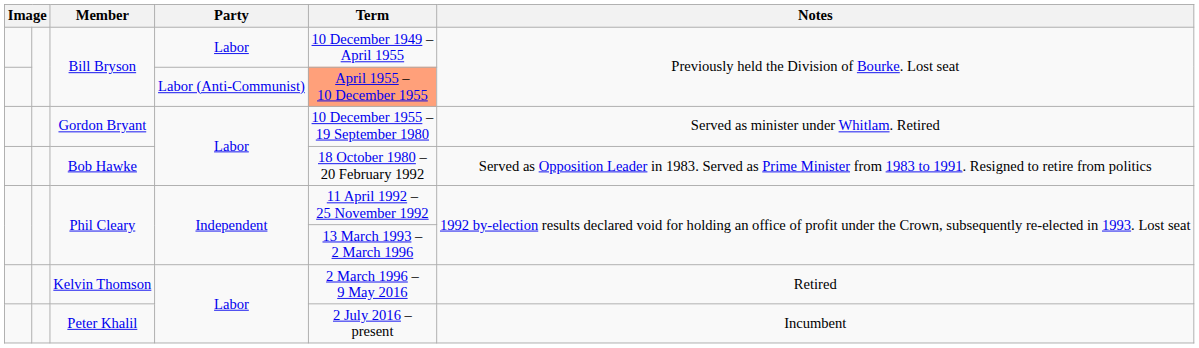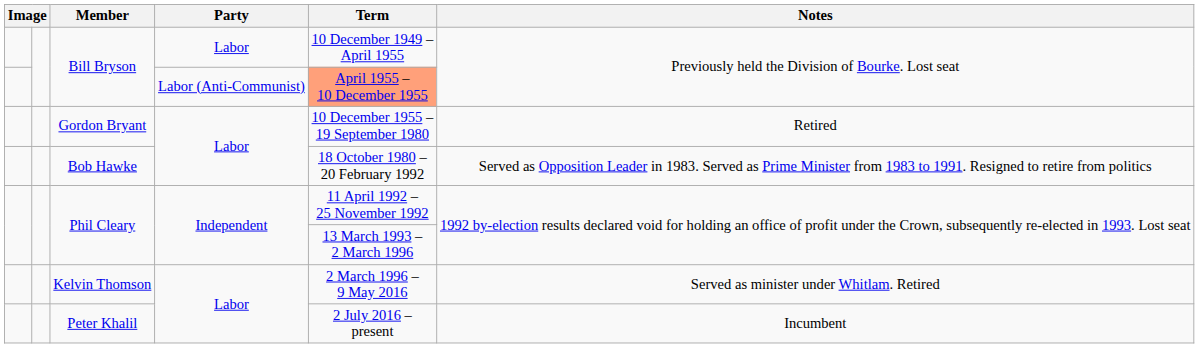(815, 126) Served as minister under Whitlam. Retired -> (815, 126) Retired
(815, 284) Retired -> (815, 284) Served as minister under Whitlam. Retired
